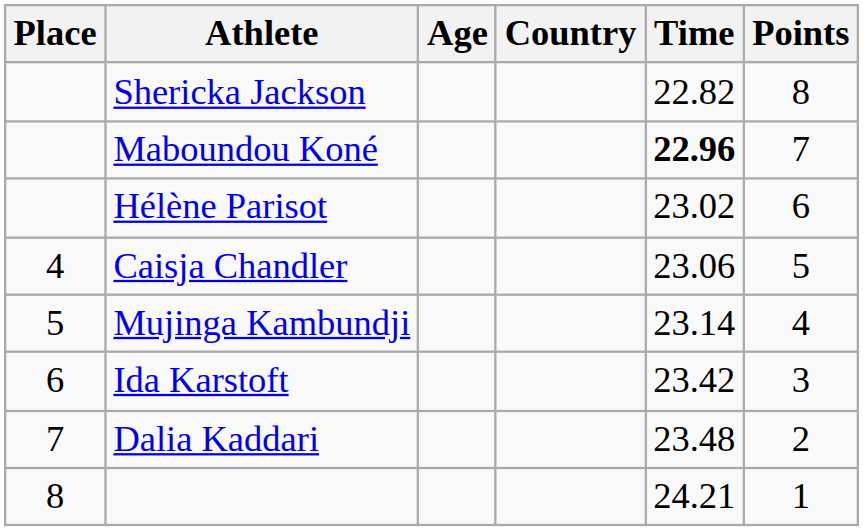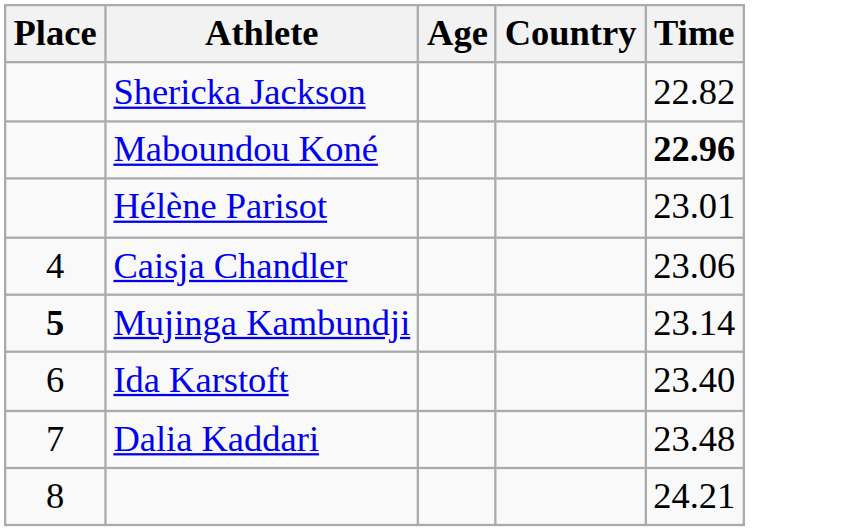- column: (801, 33)
(694, 206) 23.02 -> (694, 206) 23.01
(55, 322) normal -> (55, 322) bold
(694, 380) 23.42 -> (694, 380) 23.40
